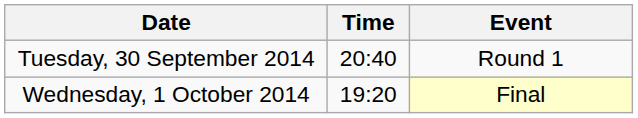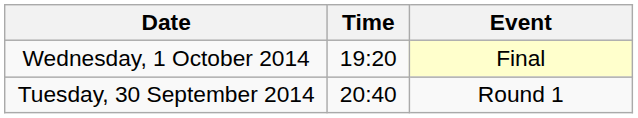rows swapped: (166, 58) <-> (166, 94)
